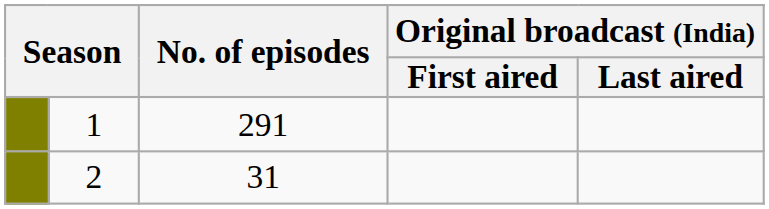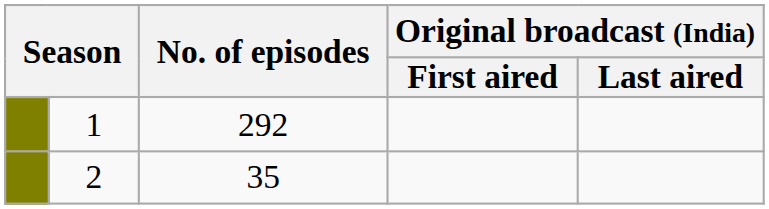(263, 123) 291 -> (263, 123) 292
(263, 176) 31 -> (263, 176) 35
